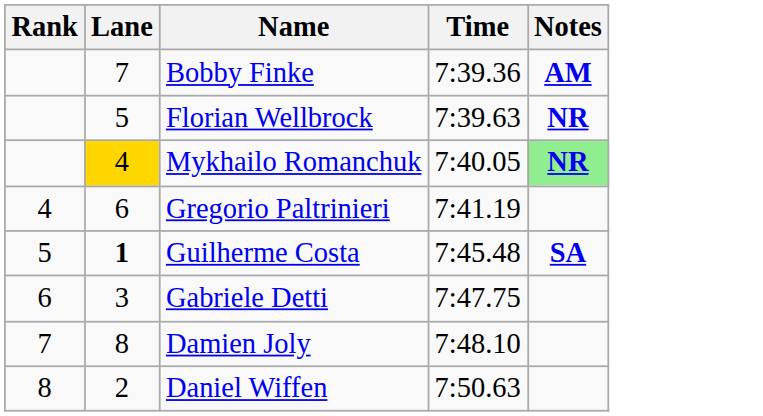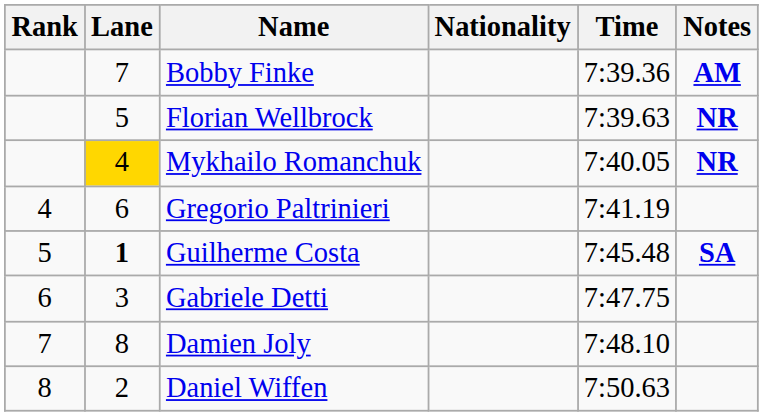+ column: (503, 27)
(568, 162) lightgreen background -> (717, 162) no background
